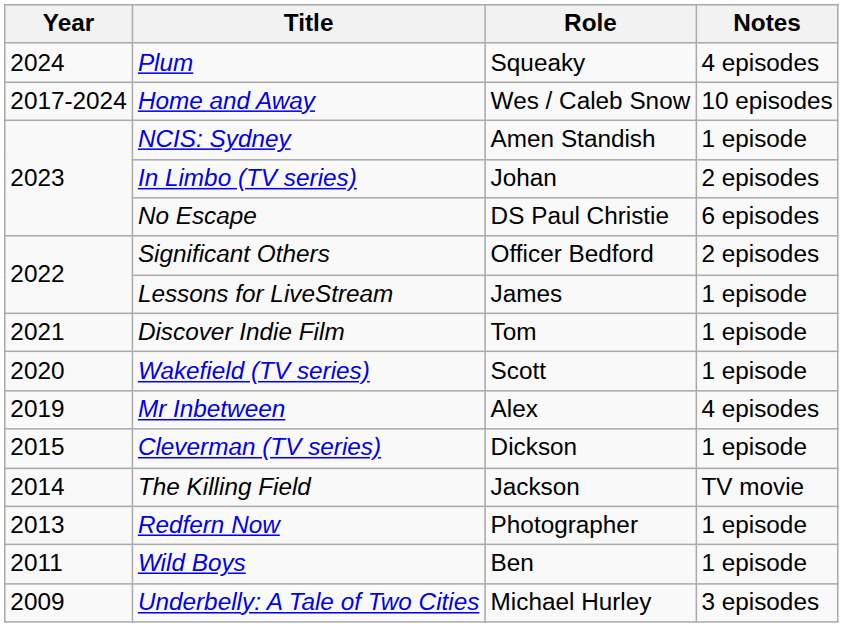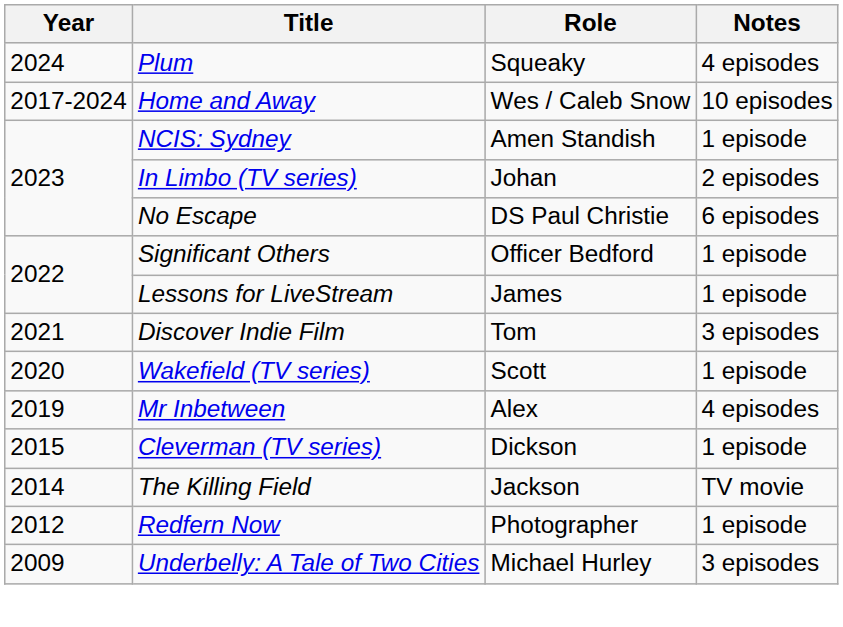(760, 255) 2 episodes -> (754, 255) 1 episode
(754, 332) 1 episode -> (760, 332) 3 episodes
(37, 525) 2013 -> (37, 525) 2012
- row: (192, 563)
